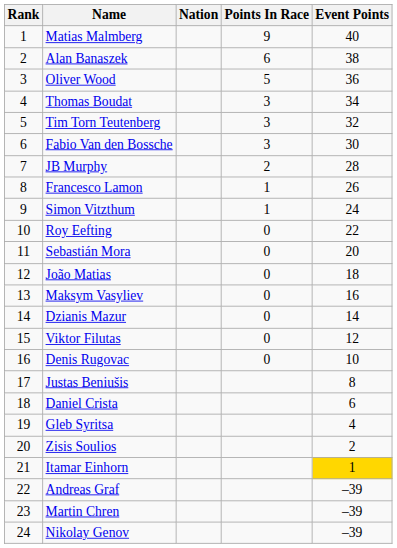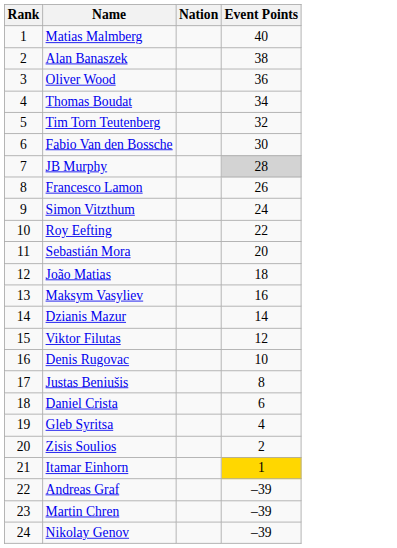- column: (267, 15)
(352, 166) no background -> (261, 166) lightgrey background
